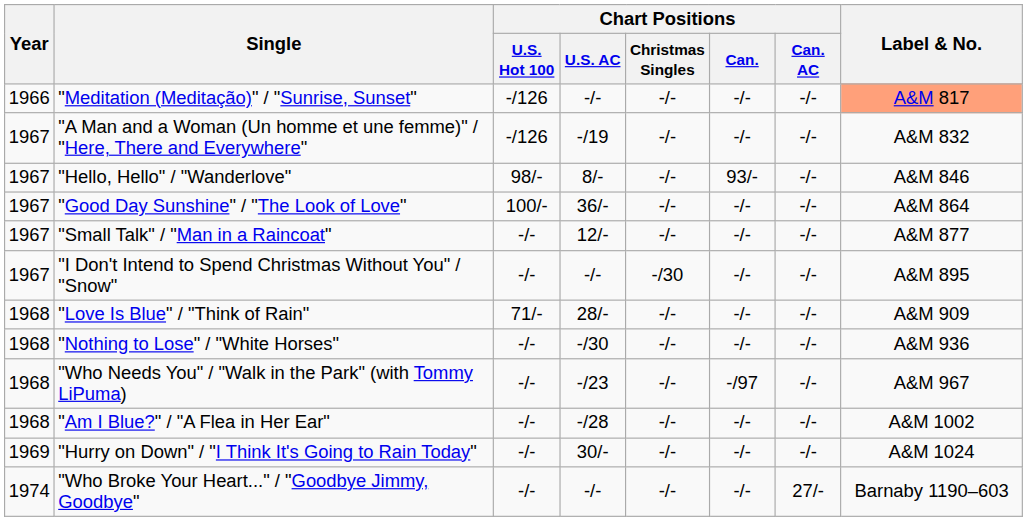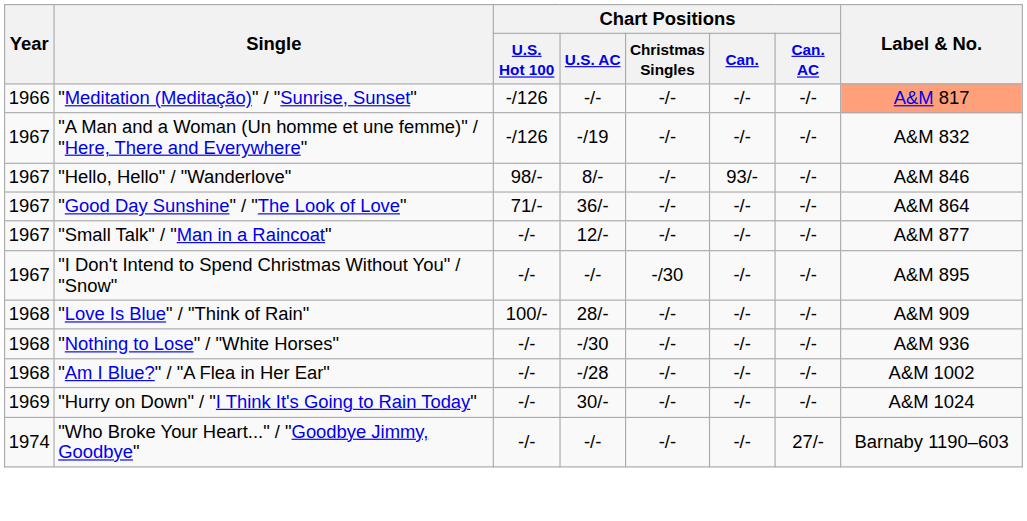(527, 206) 100/- -> (527, 206) 71/-
(527, 314) 71/- -> (527, 314) 100/-
- row: (266, 383)
